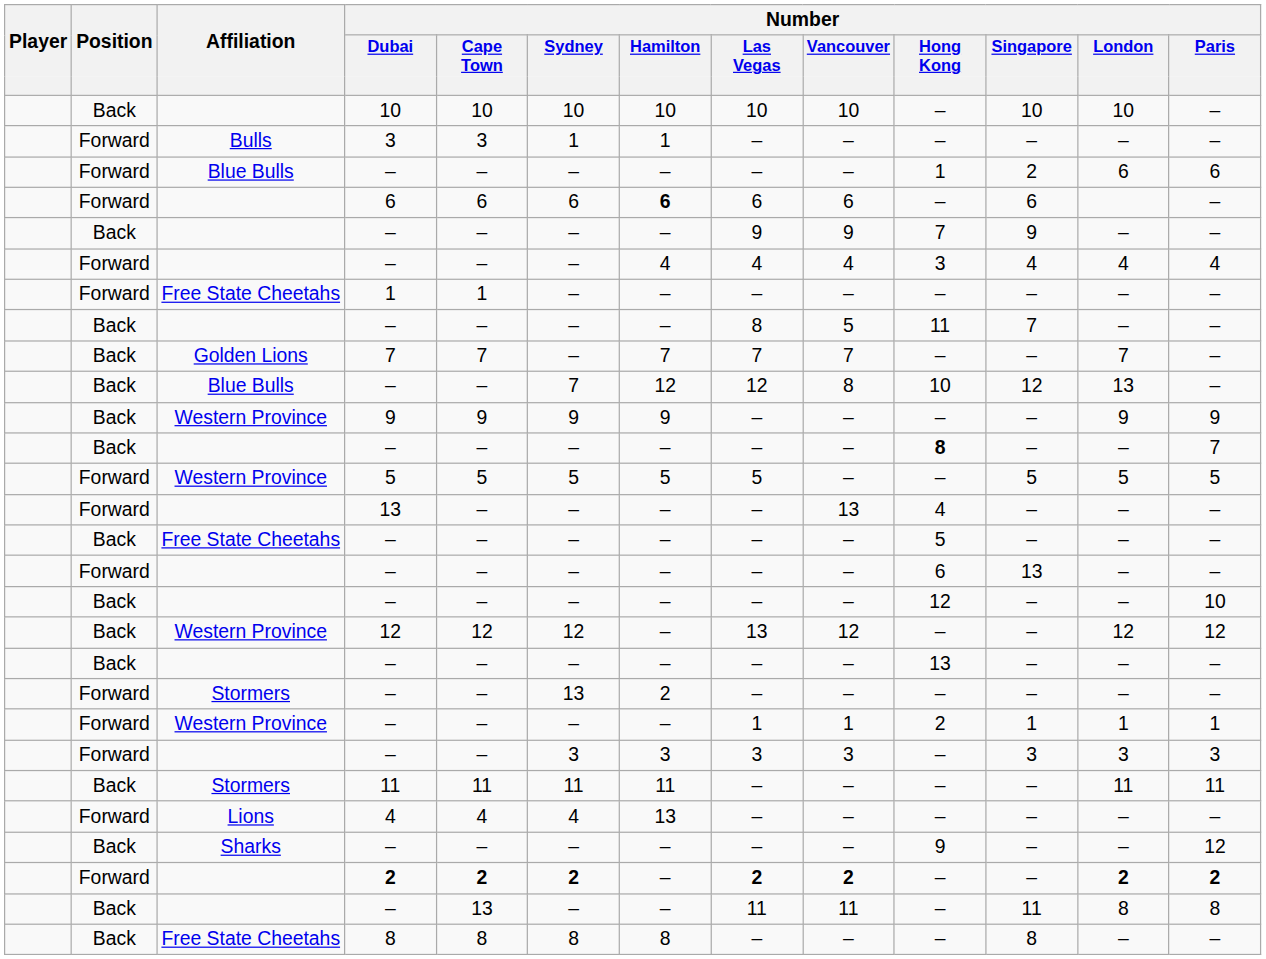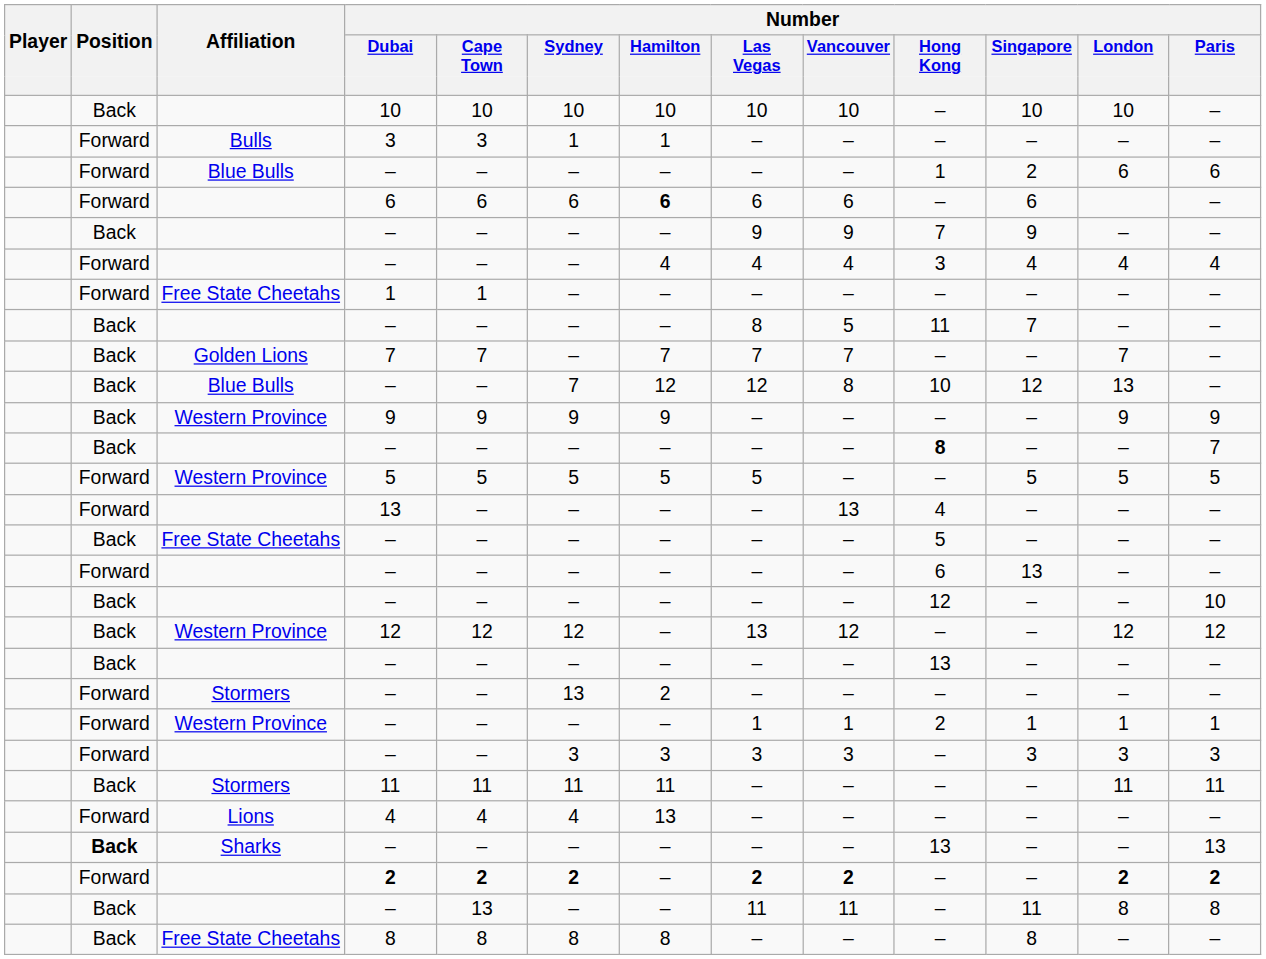(114, 847) normal -> (114, 847) bold
(940, 847) 9 -> (940, 847) 13
(1215, 847) 12 -> (1215, 847) 13
